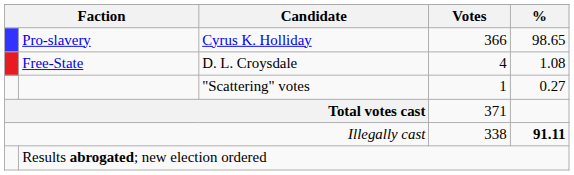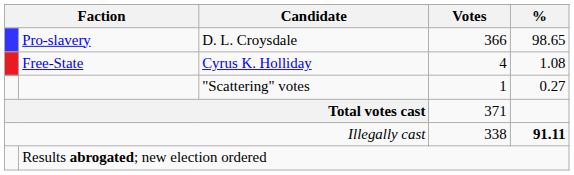(257, 39) Cyrus K. Holliday -> (250, 39) D. L. Croysdale
(250, 63) D. L. Croysdale -> (257, 63) Cyrus K. Holliday
